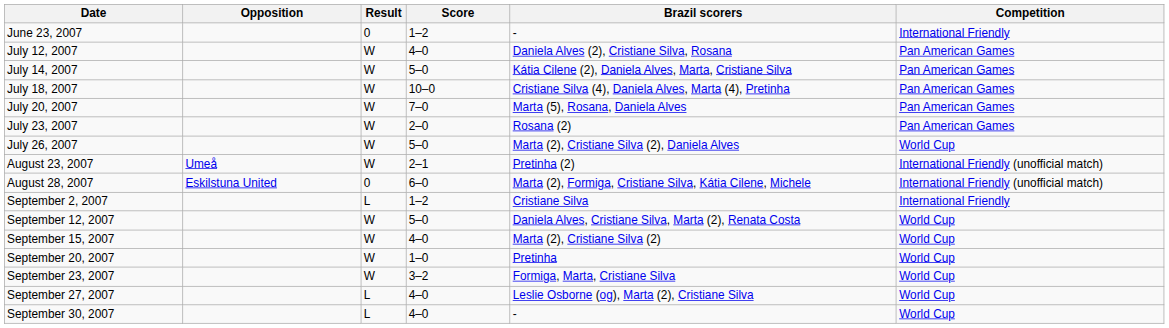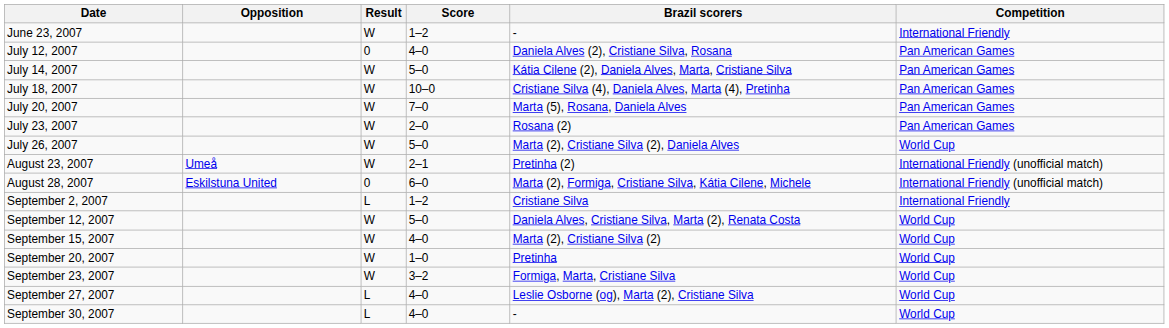(367, 32) 0 -> (369, 32) W
(369, 51) W -> (367, 51) 0
